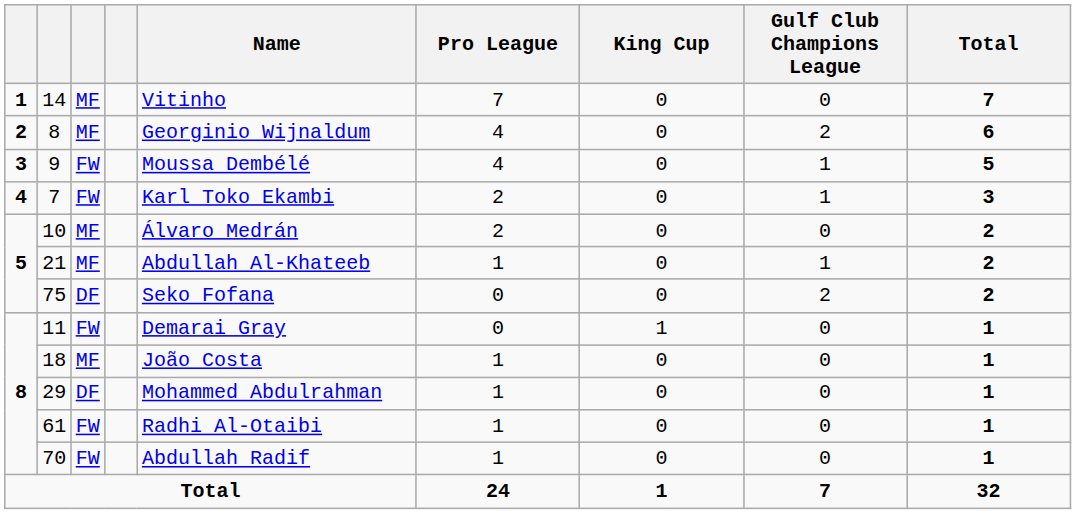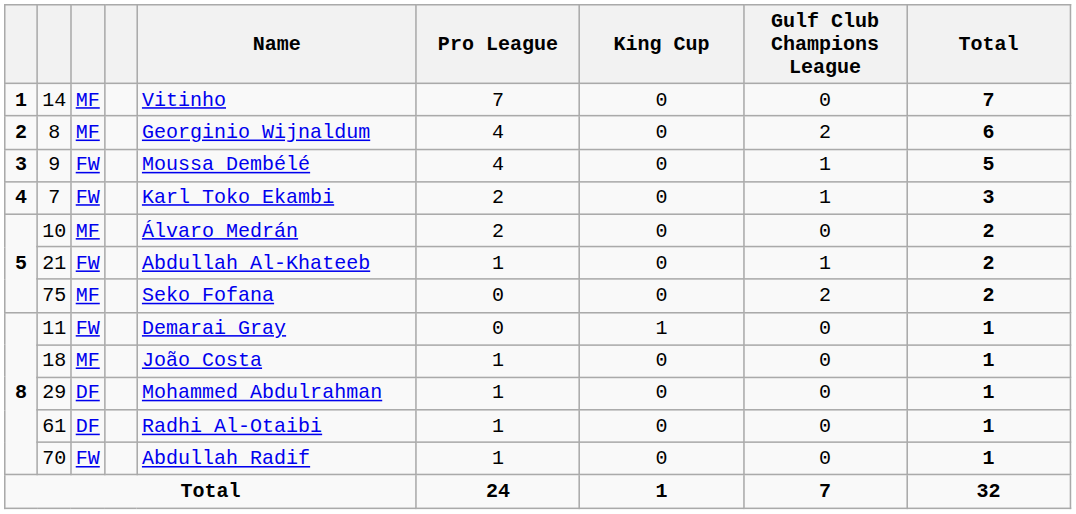(88, 263) MF -> (88, 263) FW
(88, 296) DF -> (88, 296) MF
(88, 426) FW -> (88, 426) DF
